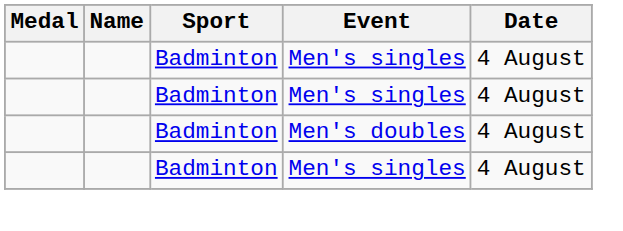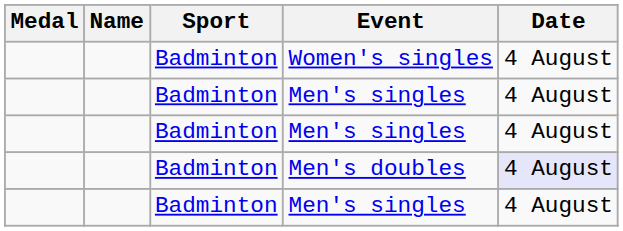+ row: (44, 60)
(531, 134) no background -> (558, 170) lavender background
